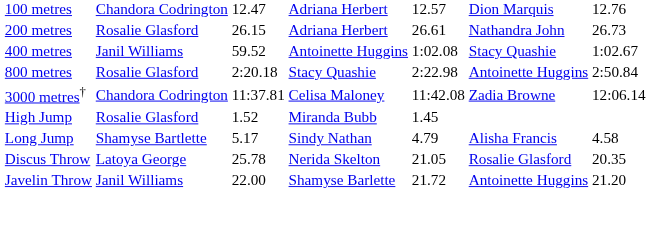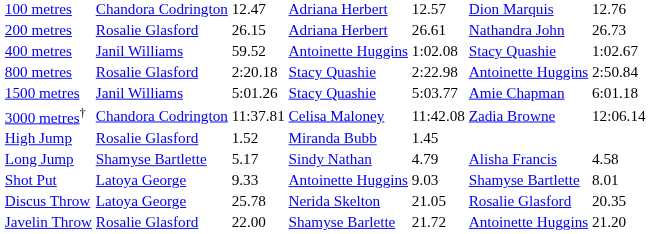+ row: (42, 93)
+ row: (31, 180)
(139, 180) Janil Williams -> (147, 222) Rosalie Glasford
